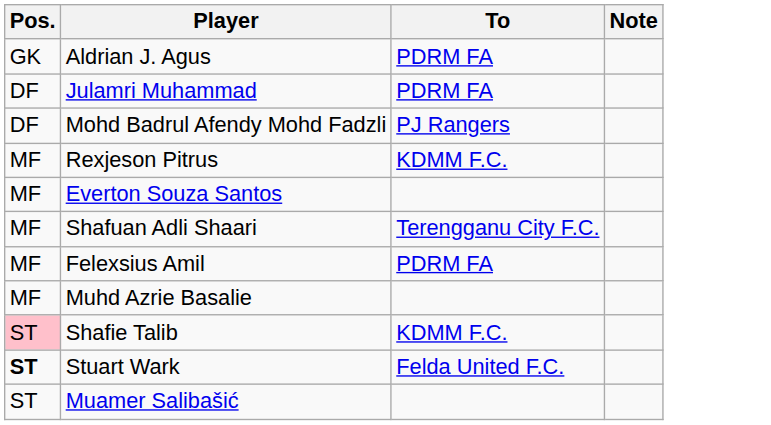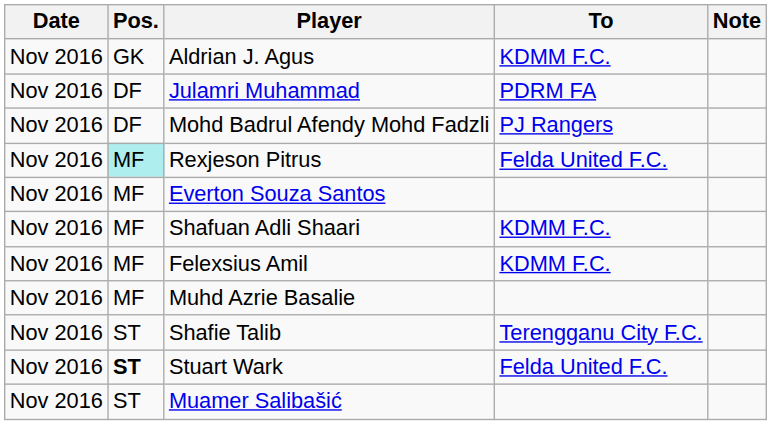+ column: (56, 21)
(445, 56) PDRM FA -> (555, 56) KDMM F.C.
(25, 159) no background -> (129, 159) paleturquoise background
(452, 159) KDMM F.C. -> (583, 159) Felda United F.C.
(498, 228) Terengganu City F.C. -> (555, 228) KDMM F.C.
(445, 263) PDRM FA -> (555, 263) KDMM F.C.
(24, 332) pink background -> (127, 332) no background
(452, 332) KDMM F.C. -> (601, 332) Terengganu City F.C.
